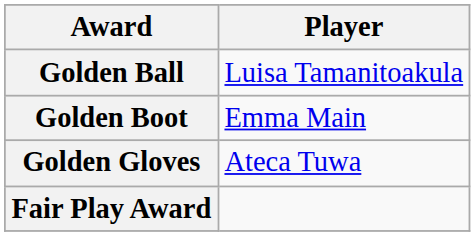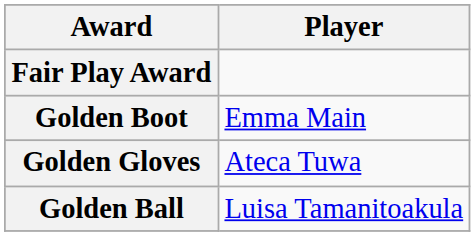rows swapped: (111, 72) <-> (111, 207)
